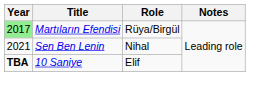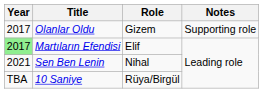+ row: (65, 29)
(152, 29) Rüya/Birgül -> (132, 46) Elif
(18, 63) bold -> (17, 79) normal
(132, 63) Elif -> (152, 79) Rüya/Birgül
